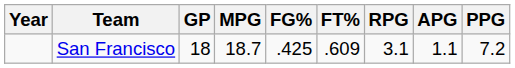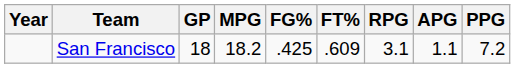(243, 49) 18.7 -> (243, 49) 18.2
